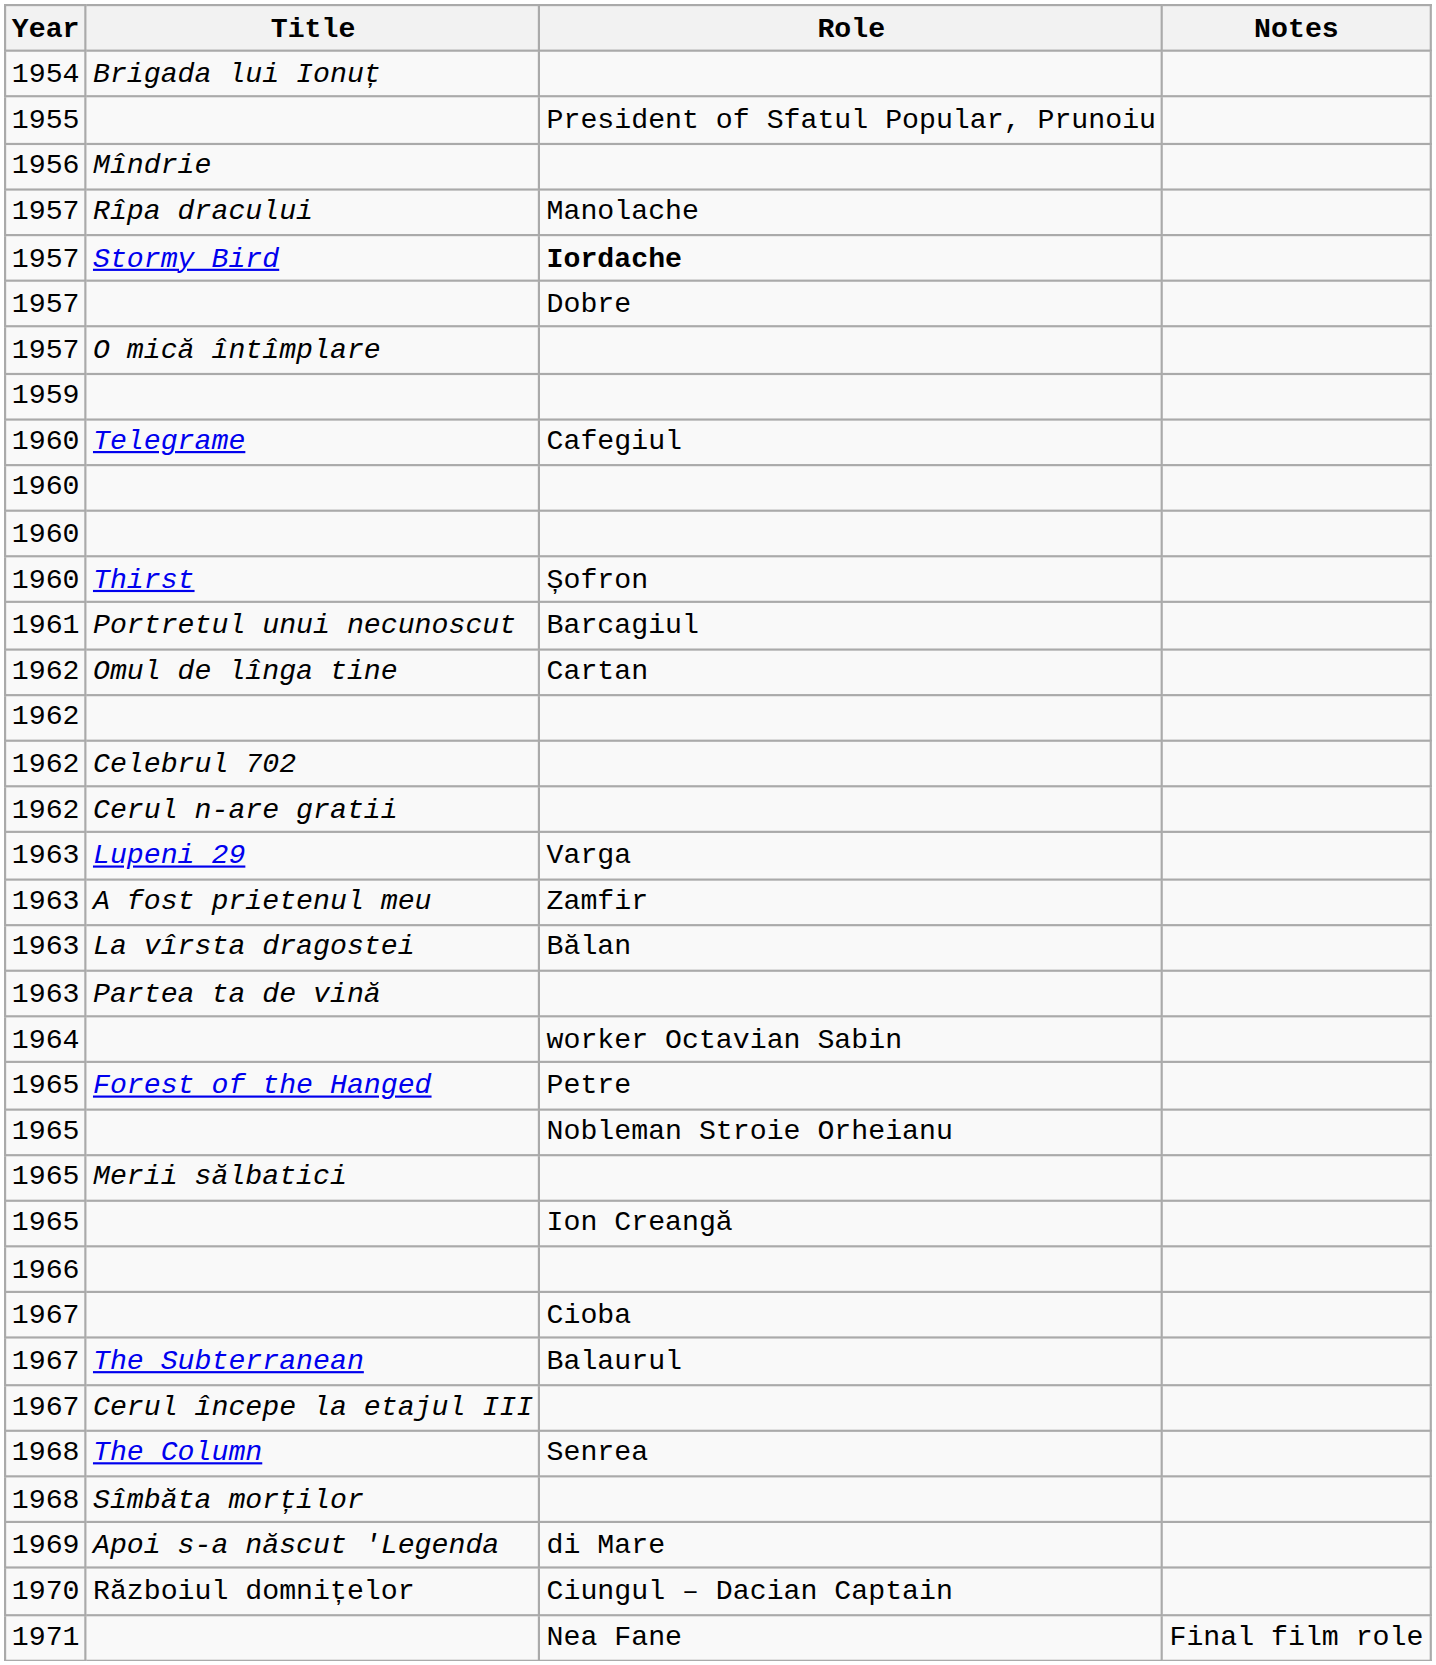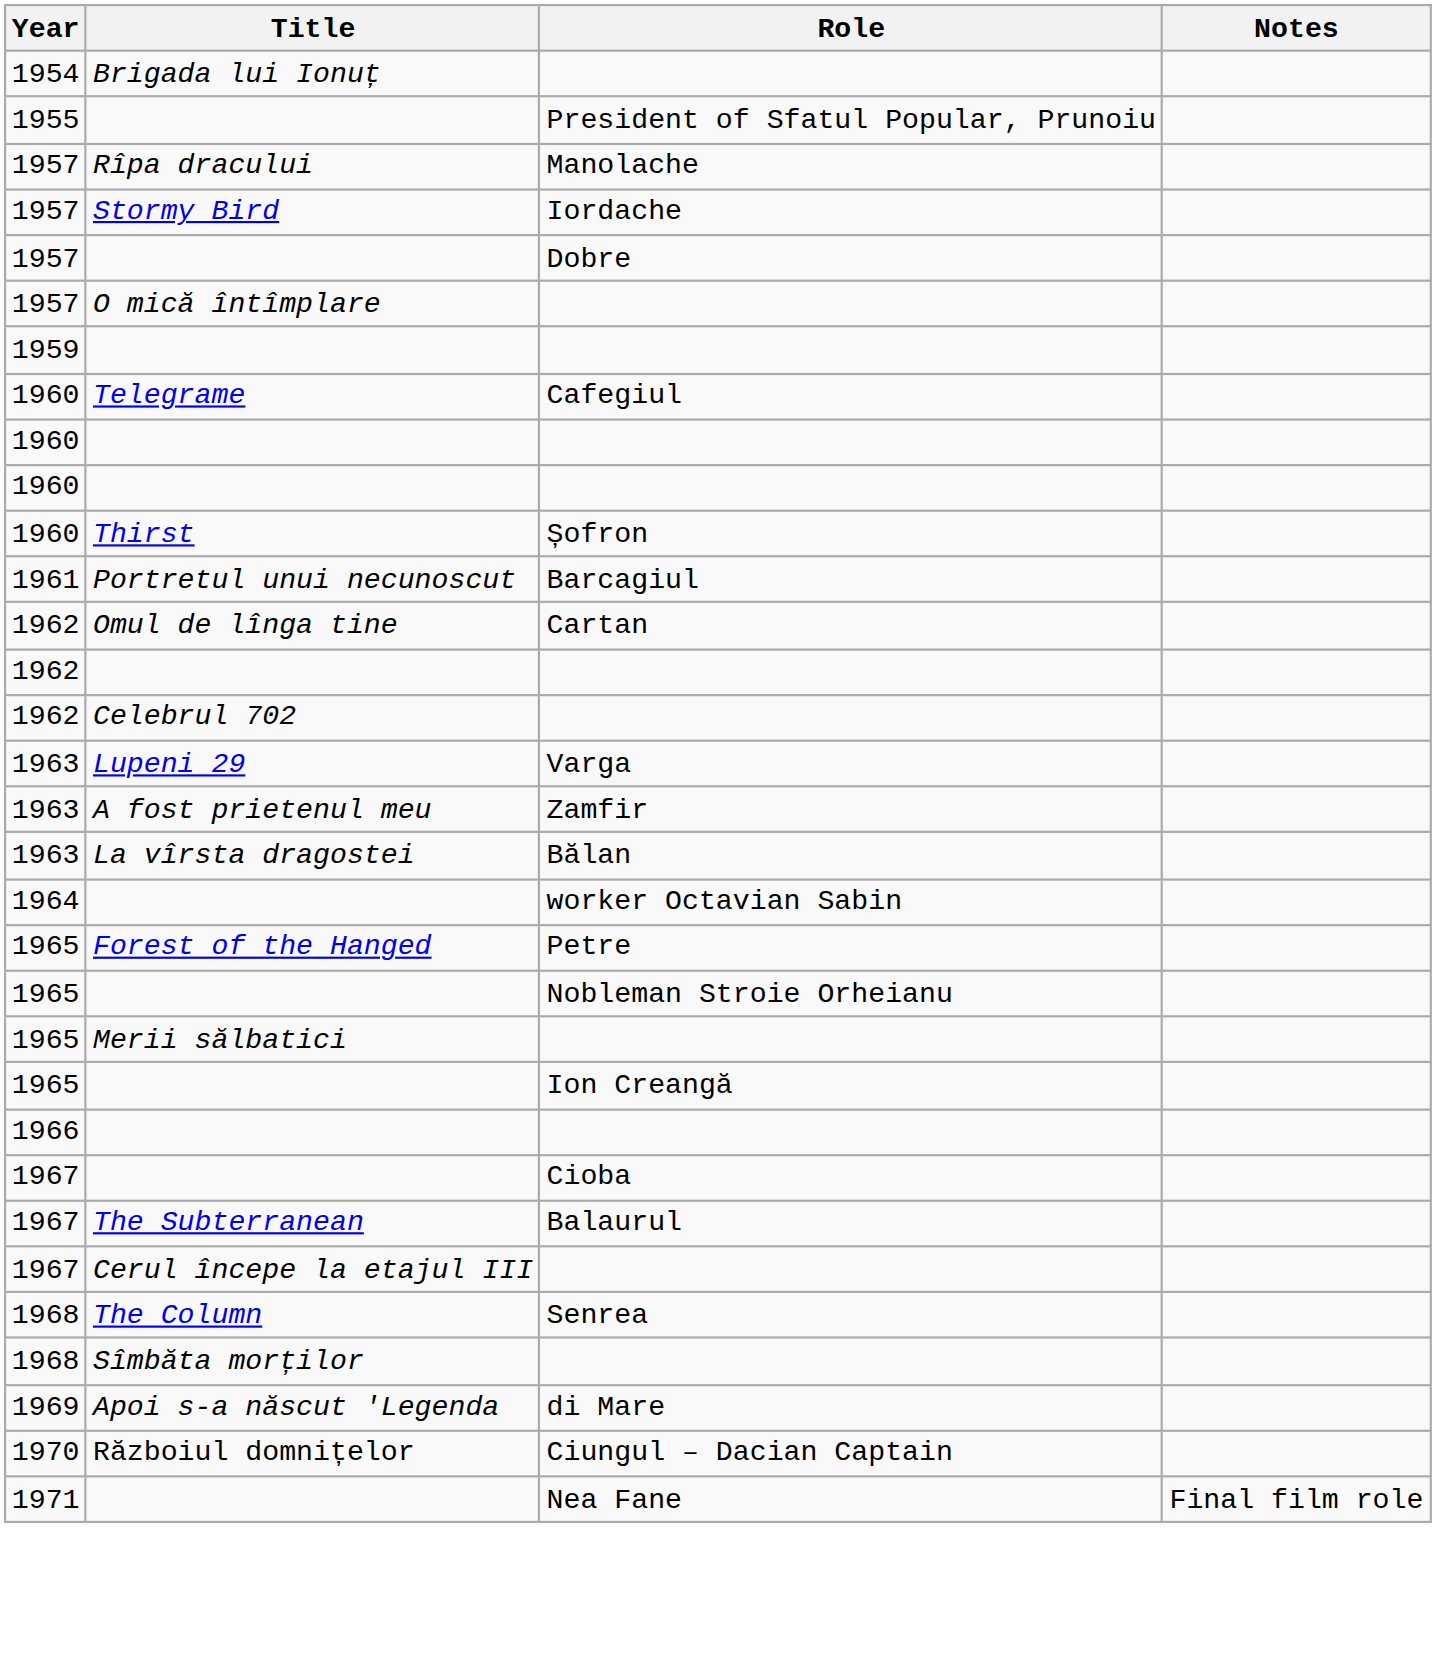- row: (46, 166)
(614, 258) bold -> (614, 212) normal
- row: (46, 810)
- row: (46, 994)
